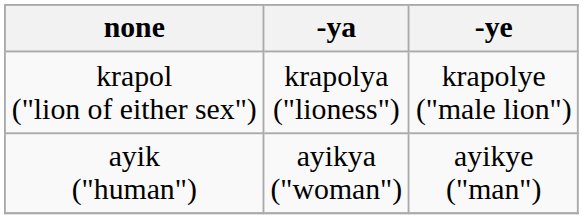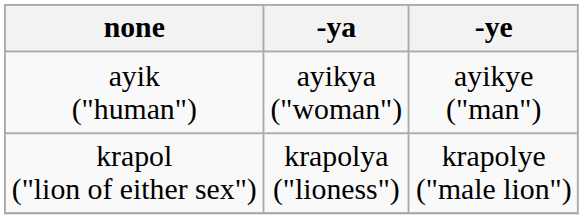rows swapped: (134, 92) <-> (134, 172)
